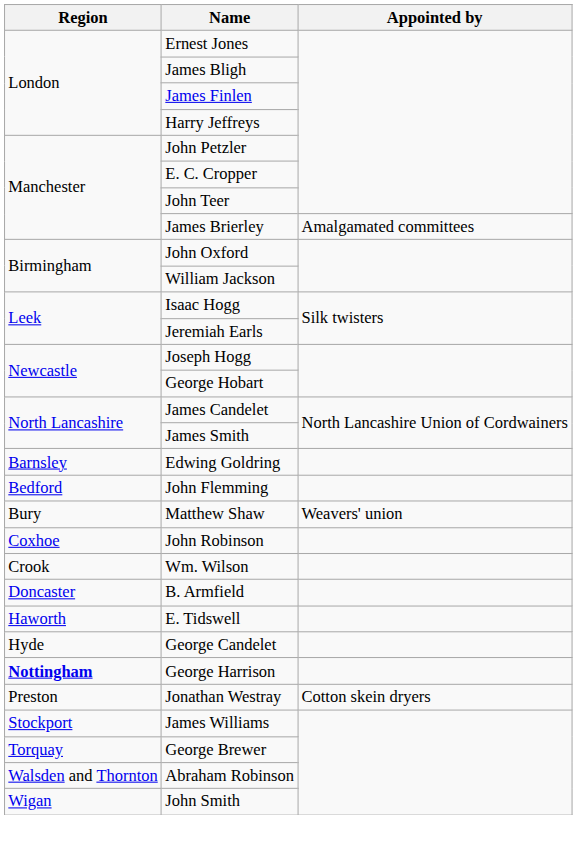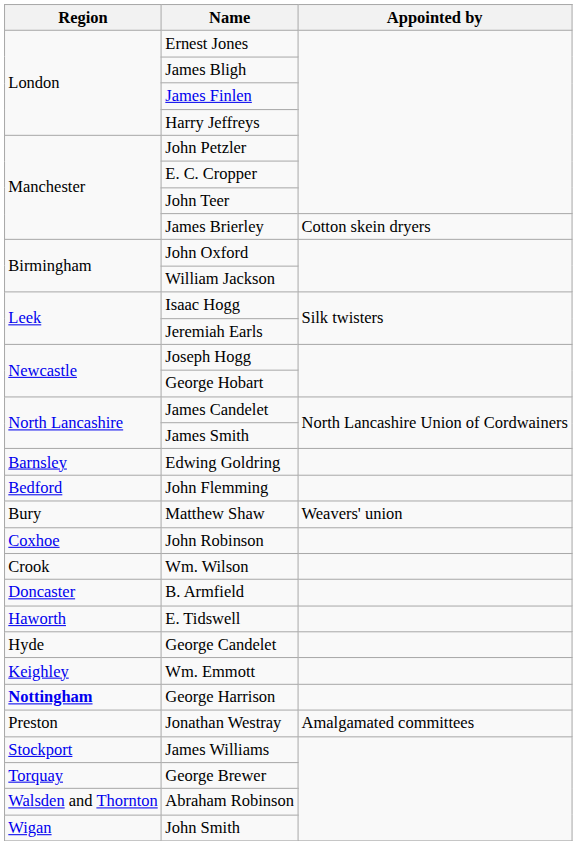(388, 226) Amalgamated committees -> (366, 226) Cotton skein dryers
+ row: (210, 670)
(366, 697) Cotton skein dryers -> (388, 723) Amalgamated committees
